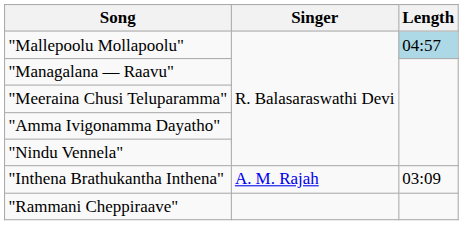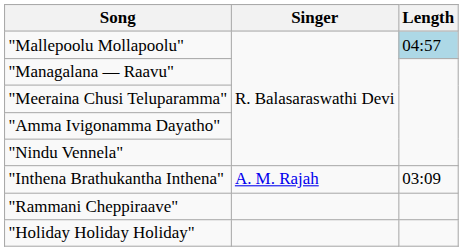+ row: (102, 233)
